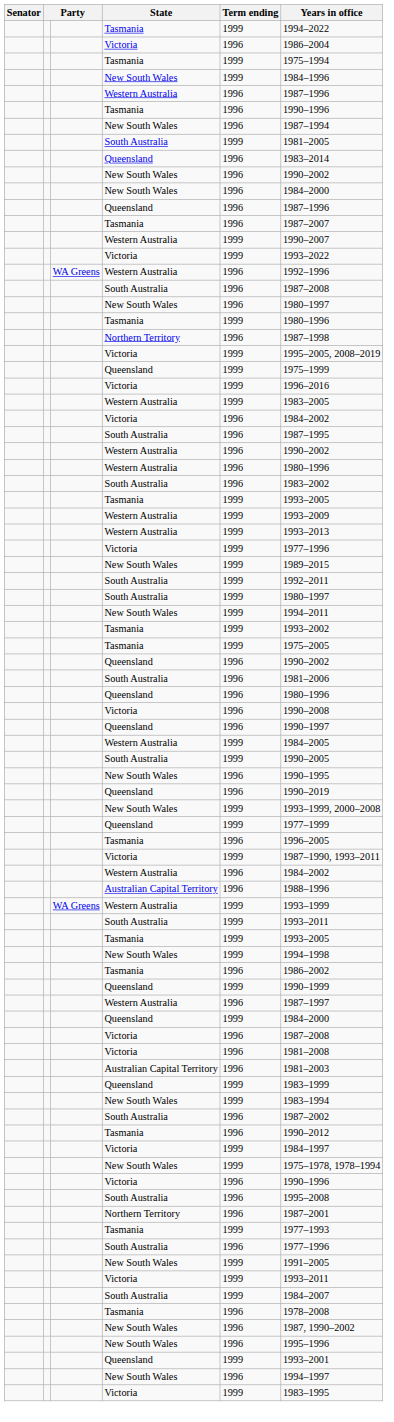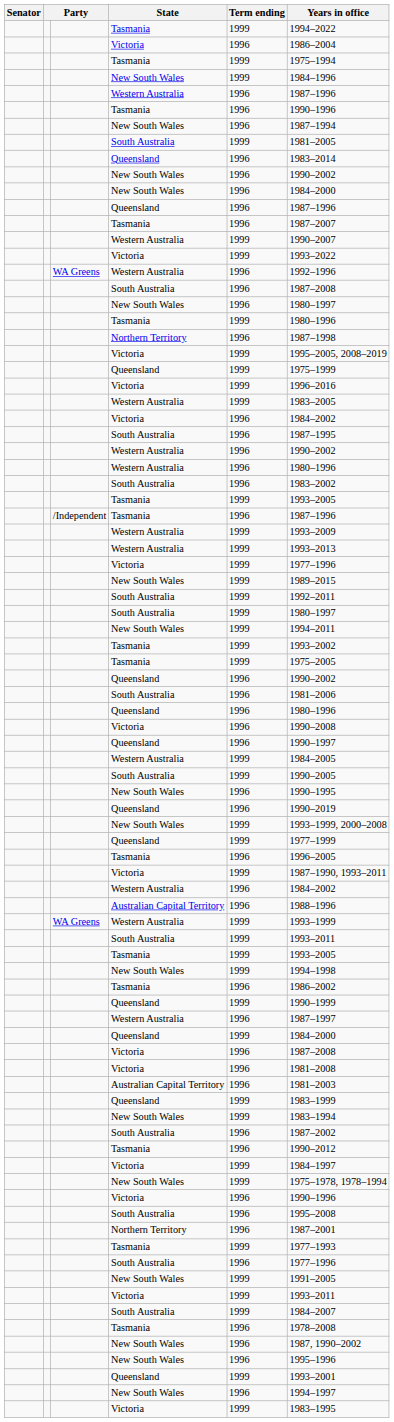+ row: (80, 516)
